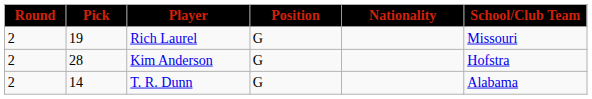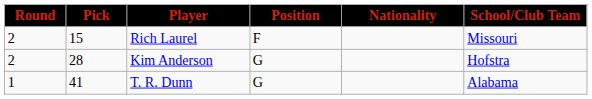(76, 37) 19 -> (76, 37) 15
(258, 37) G -> (257, 37) F
(11, 82) 2 -> (11, 82) 1
(76, 82) 14 -> (76, 82) 41
